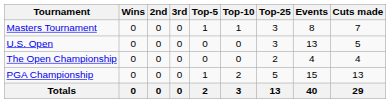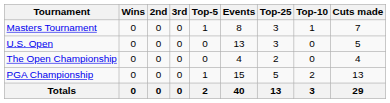columns swapped: (239, 12) <-> (312, 12)
